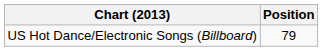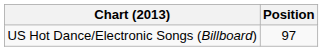(289, 35) 79 -> (289, 35) 97
